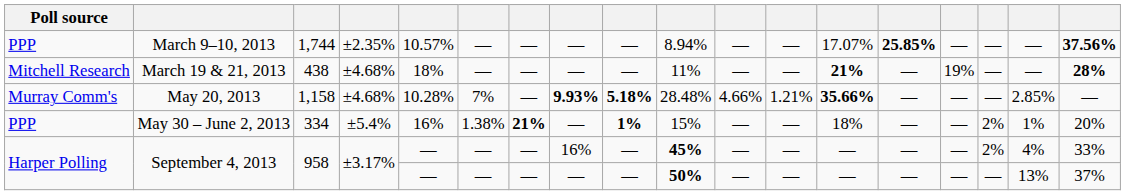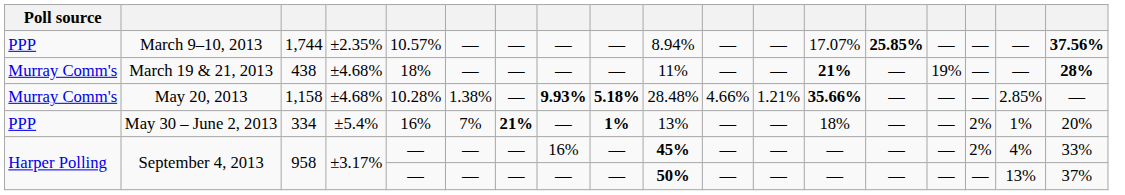(69, 70) Mitchell Research -> (63, 70) Murray Comm's
(483, 96) 7% -> (470, 96) 1.38%
(483, 123) 1.38% -> (470, 123) 7%
(686, 123) 15% -> (673, 123) 13%
